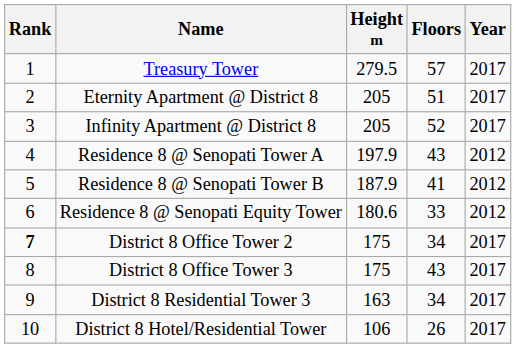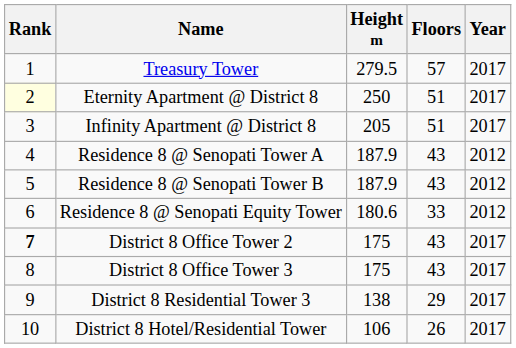(30, 97) no background -> (30, 97) lightyellow background
(377, 97) 205 -> (377, 97) 250
(436, 126) 52 -> (436, 126) 51
(377, 155) 197.9 -> (377, 155) 187.9
(436, 184) 41 -> (436, 184) 43
(436, 241) 34 -> (436, 241) 43
(377, 299) 163 -> (377, 299) 138
(436, 299) 34 -> (436, 299) 29
